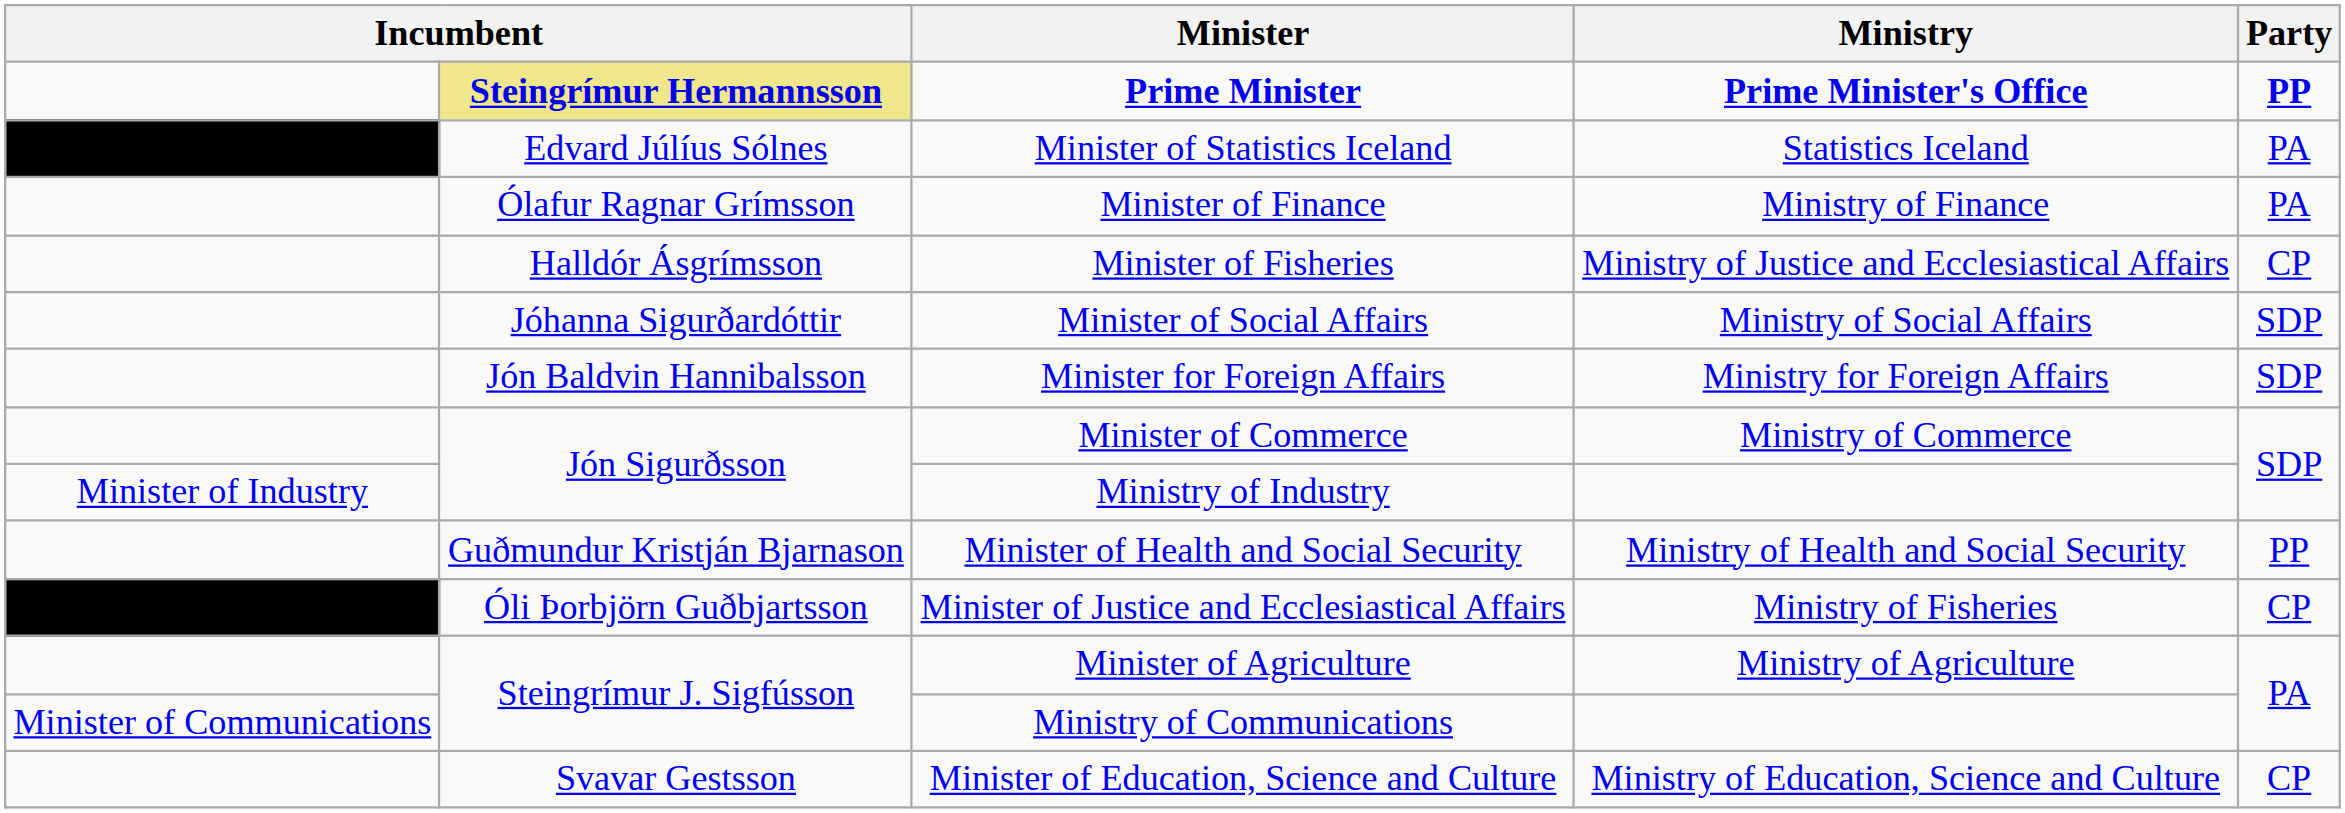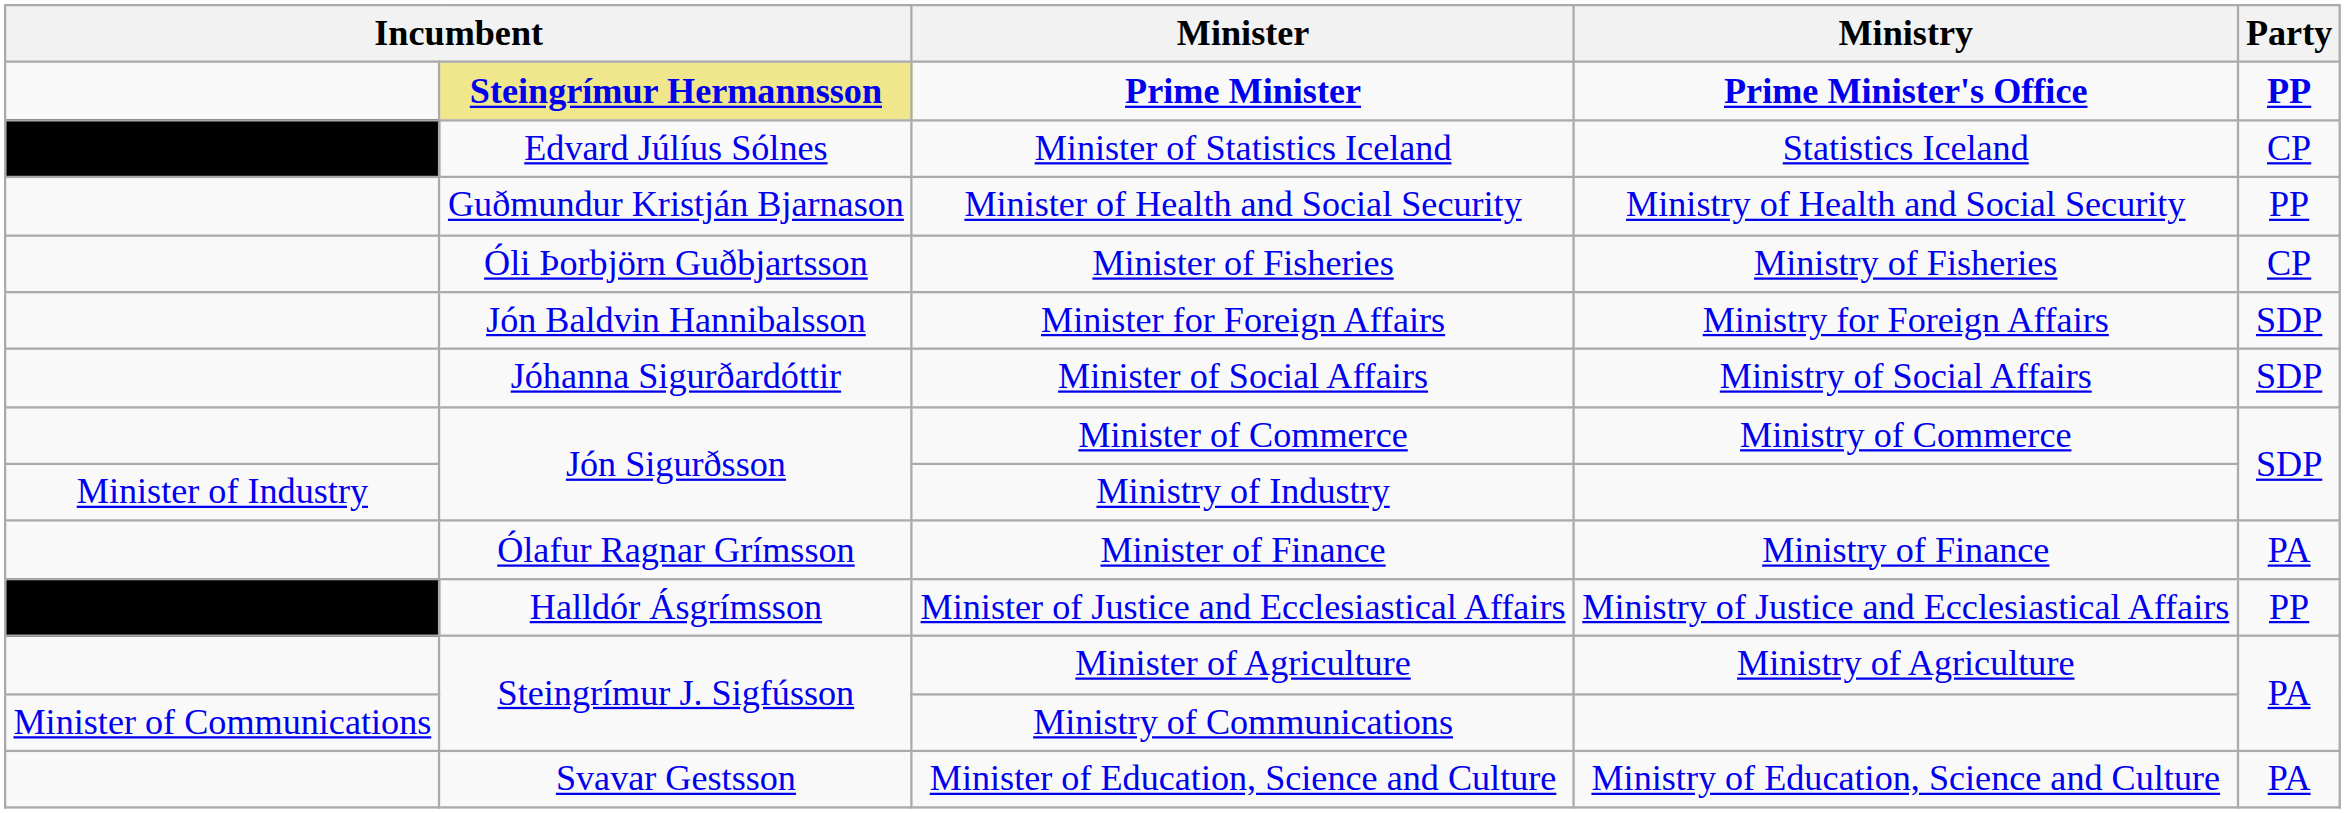(2289, 147) PA -> (2289, 147) CP
rows swapped: (1243, 549) <-> (1243, 205)
(676, 262) Halldór Ásgrímsson -> (676, 262) Óli Þorbjörn Guðbjartsson
(1906, 262) Ministry of Justice and Ecclesiastical Affairs -> (1906, 262) Ministry of Fisheries
rows swapped: (1243, 319) <-> (1243, 377)
(676, 606) Óli Þorbjörn Guðbjartsson -> (676, 606) Halldór Ásgrímsson
(1906, 606) Ministry of Fisheries -> (1906, 606) Ministry of Justice and Ecclesiastical Affairs
(2289, 606) CP -> (2289, 606) PP
(2289, 778) CP -> (2289, 778) PA
